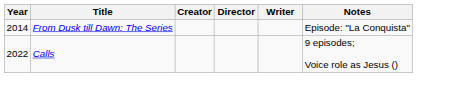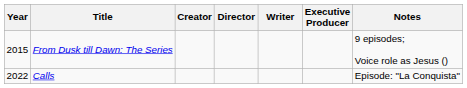+ column: (327, 17)
(17, 27) 2014 -> (17, 49) 2015
(357, 27) Episode: "La Conquista" -> (401, 49) 9 episodes; Voice role as Jesus ()
(351, 54) 9 episodes; Voice role as Jesus () -> (407, 76) Episode: "La Conquista"
